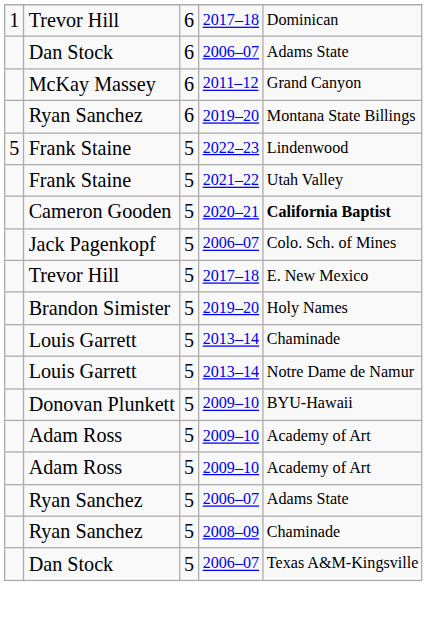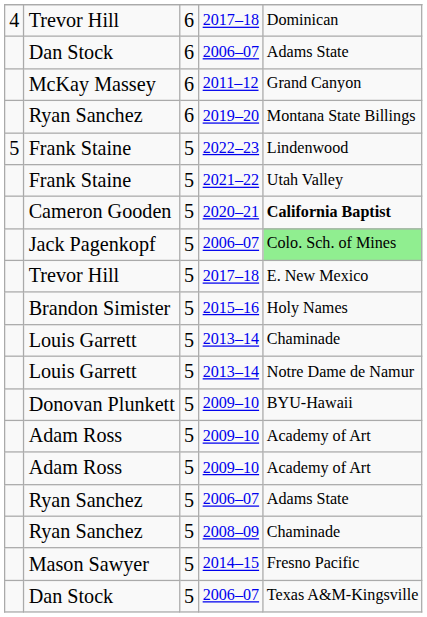(14, 20) 1 -> (14, 20) 4
(332, 244) no background -> (332, 244) lightgreen background
(231, 308) 2019–20 -> (231, 308) 2015–16
+ row: (89, 564)
